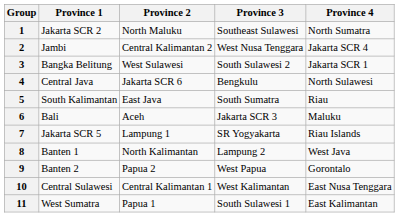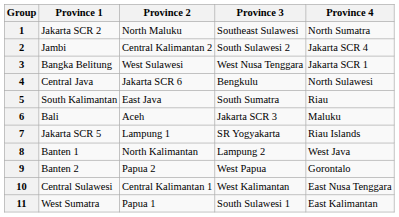(260, 47) West Nusa Tenggara -> (254, 47) South Sulawesi 2
(254, 65) South Sulawesi 2 -> (260, 65) West Nusa Tenggara
